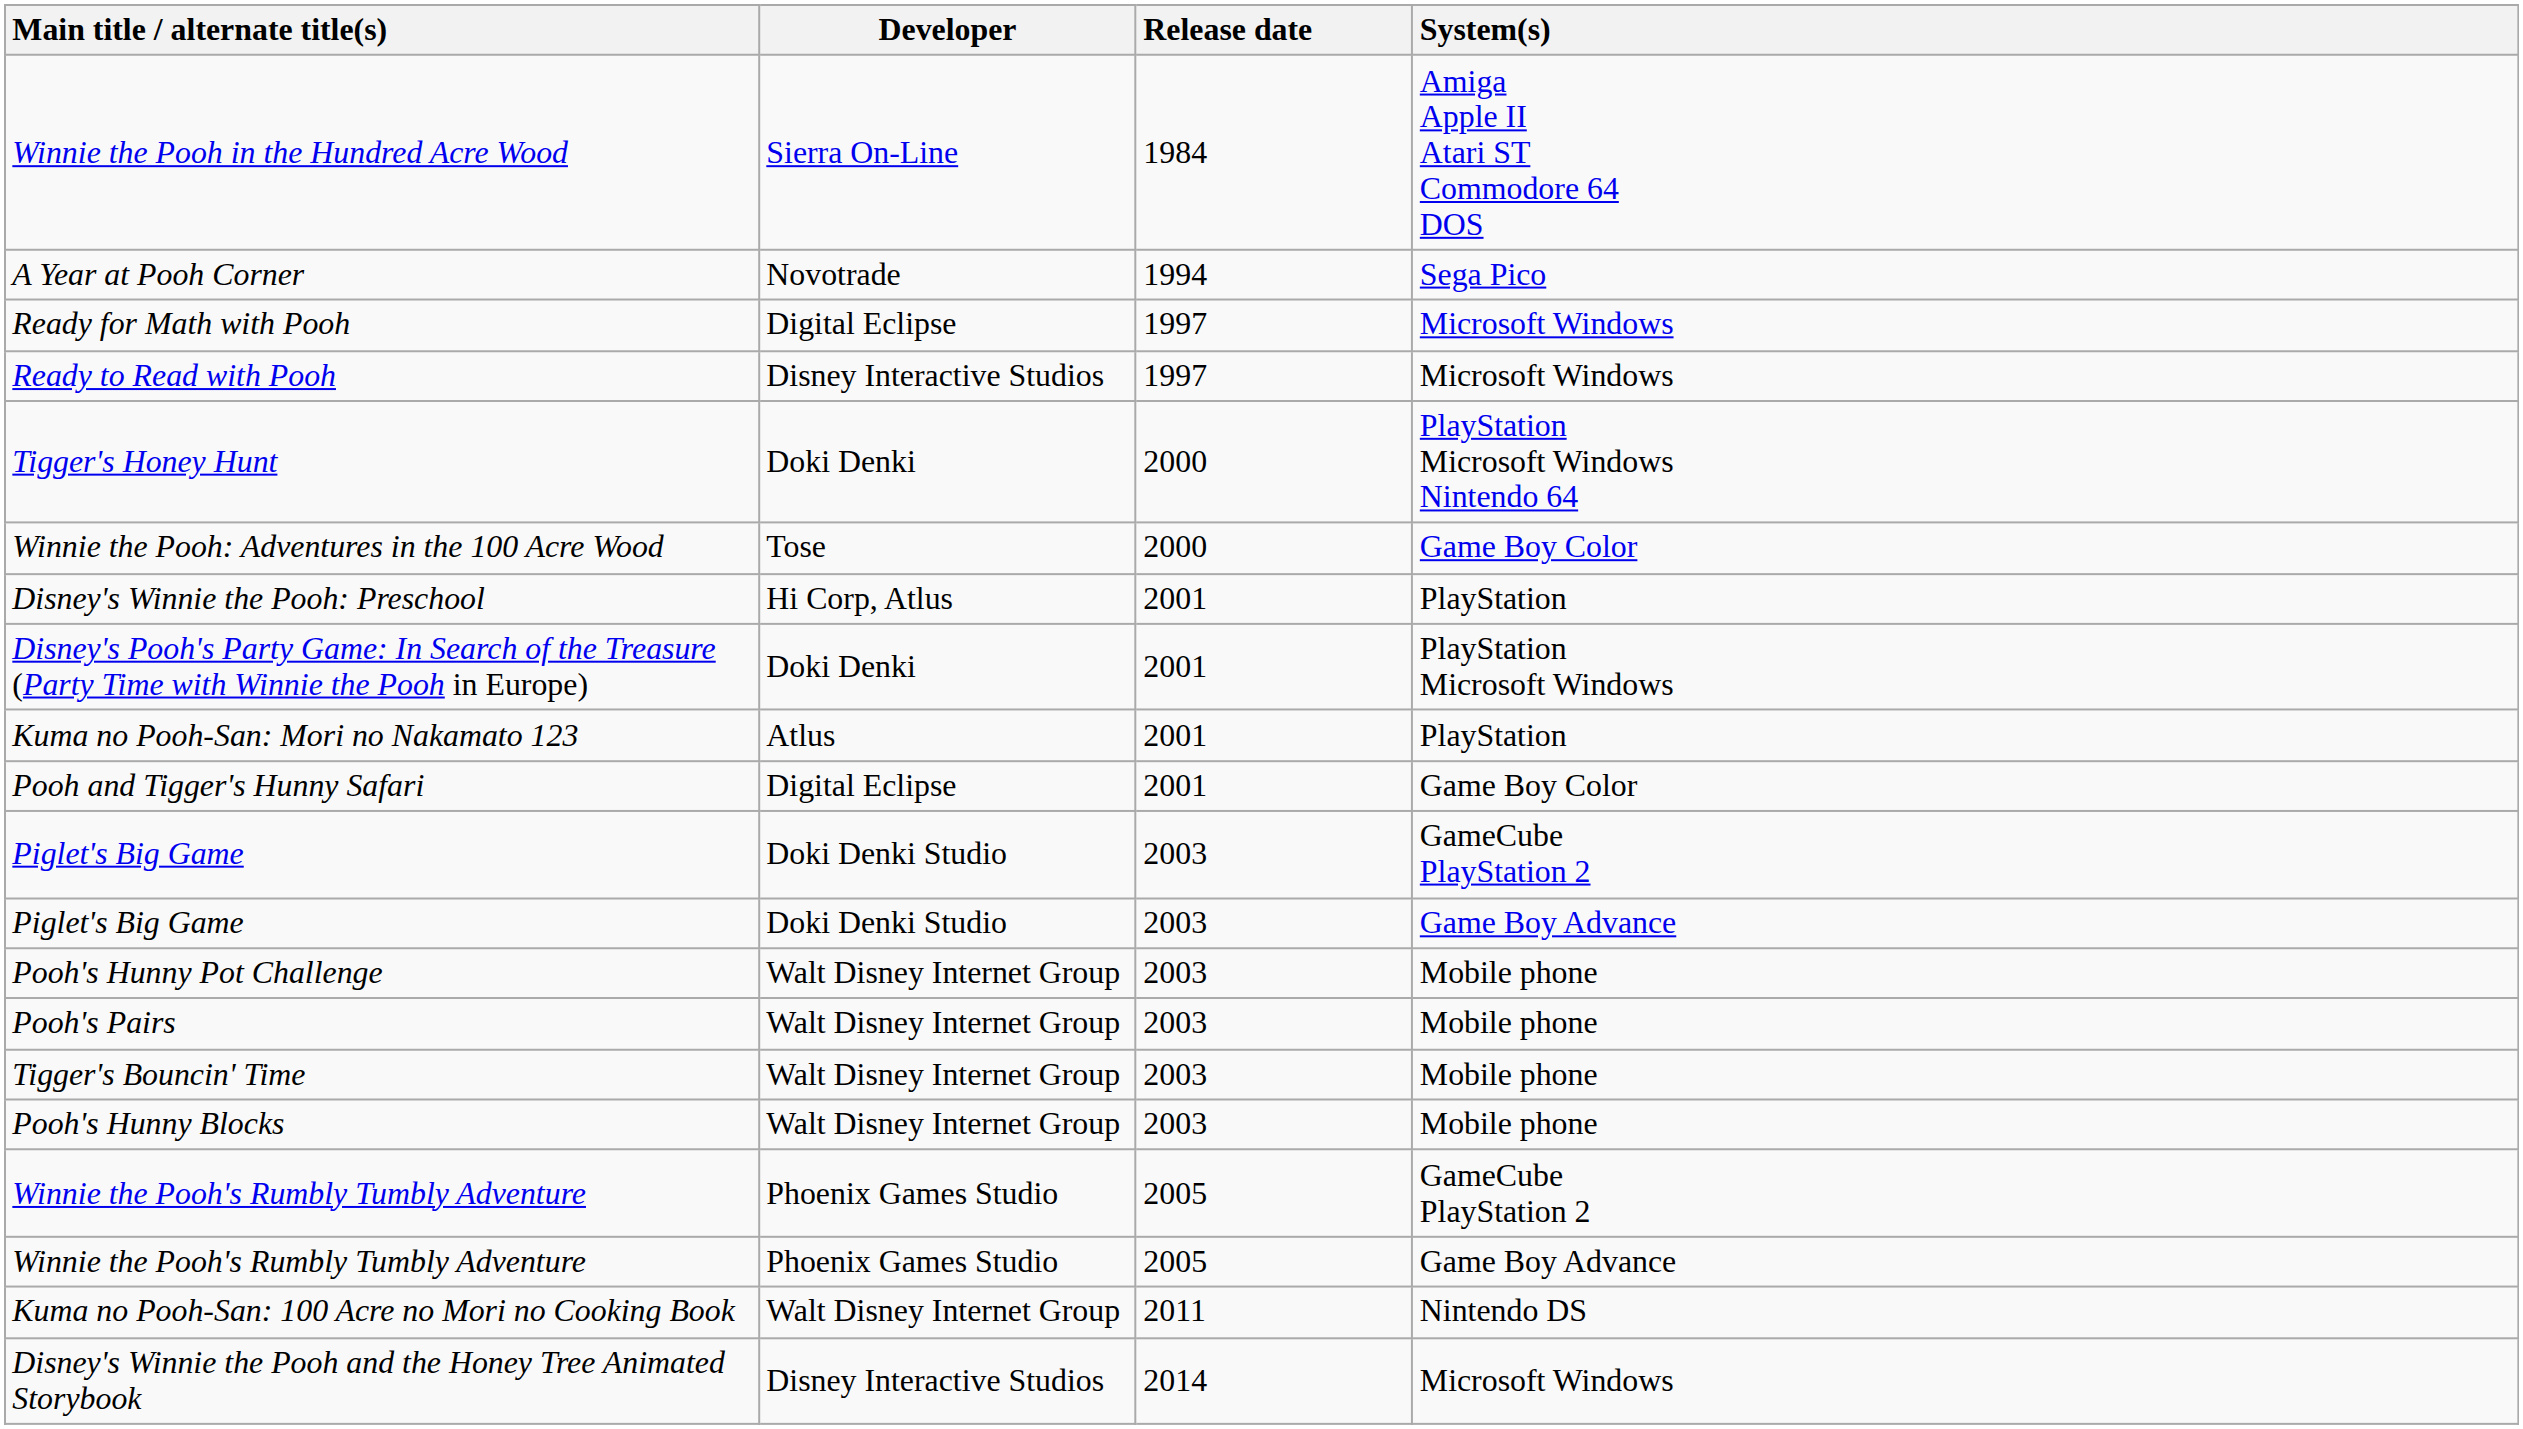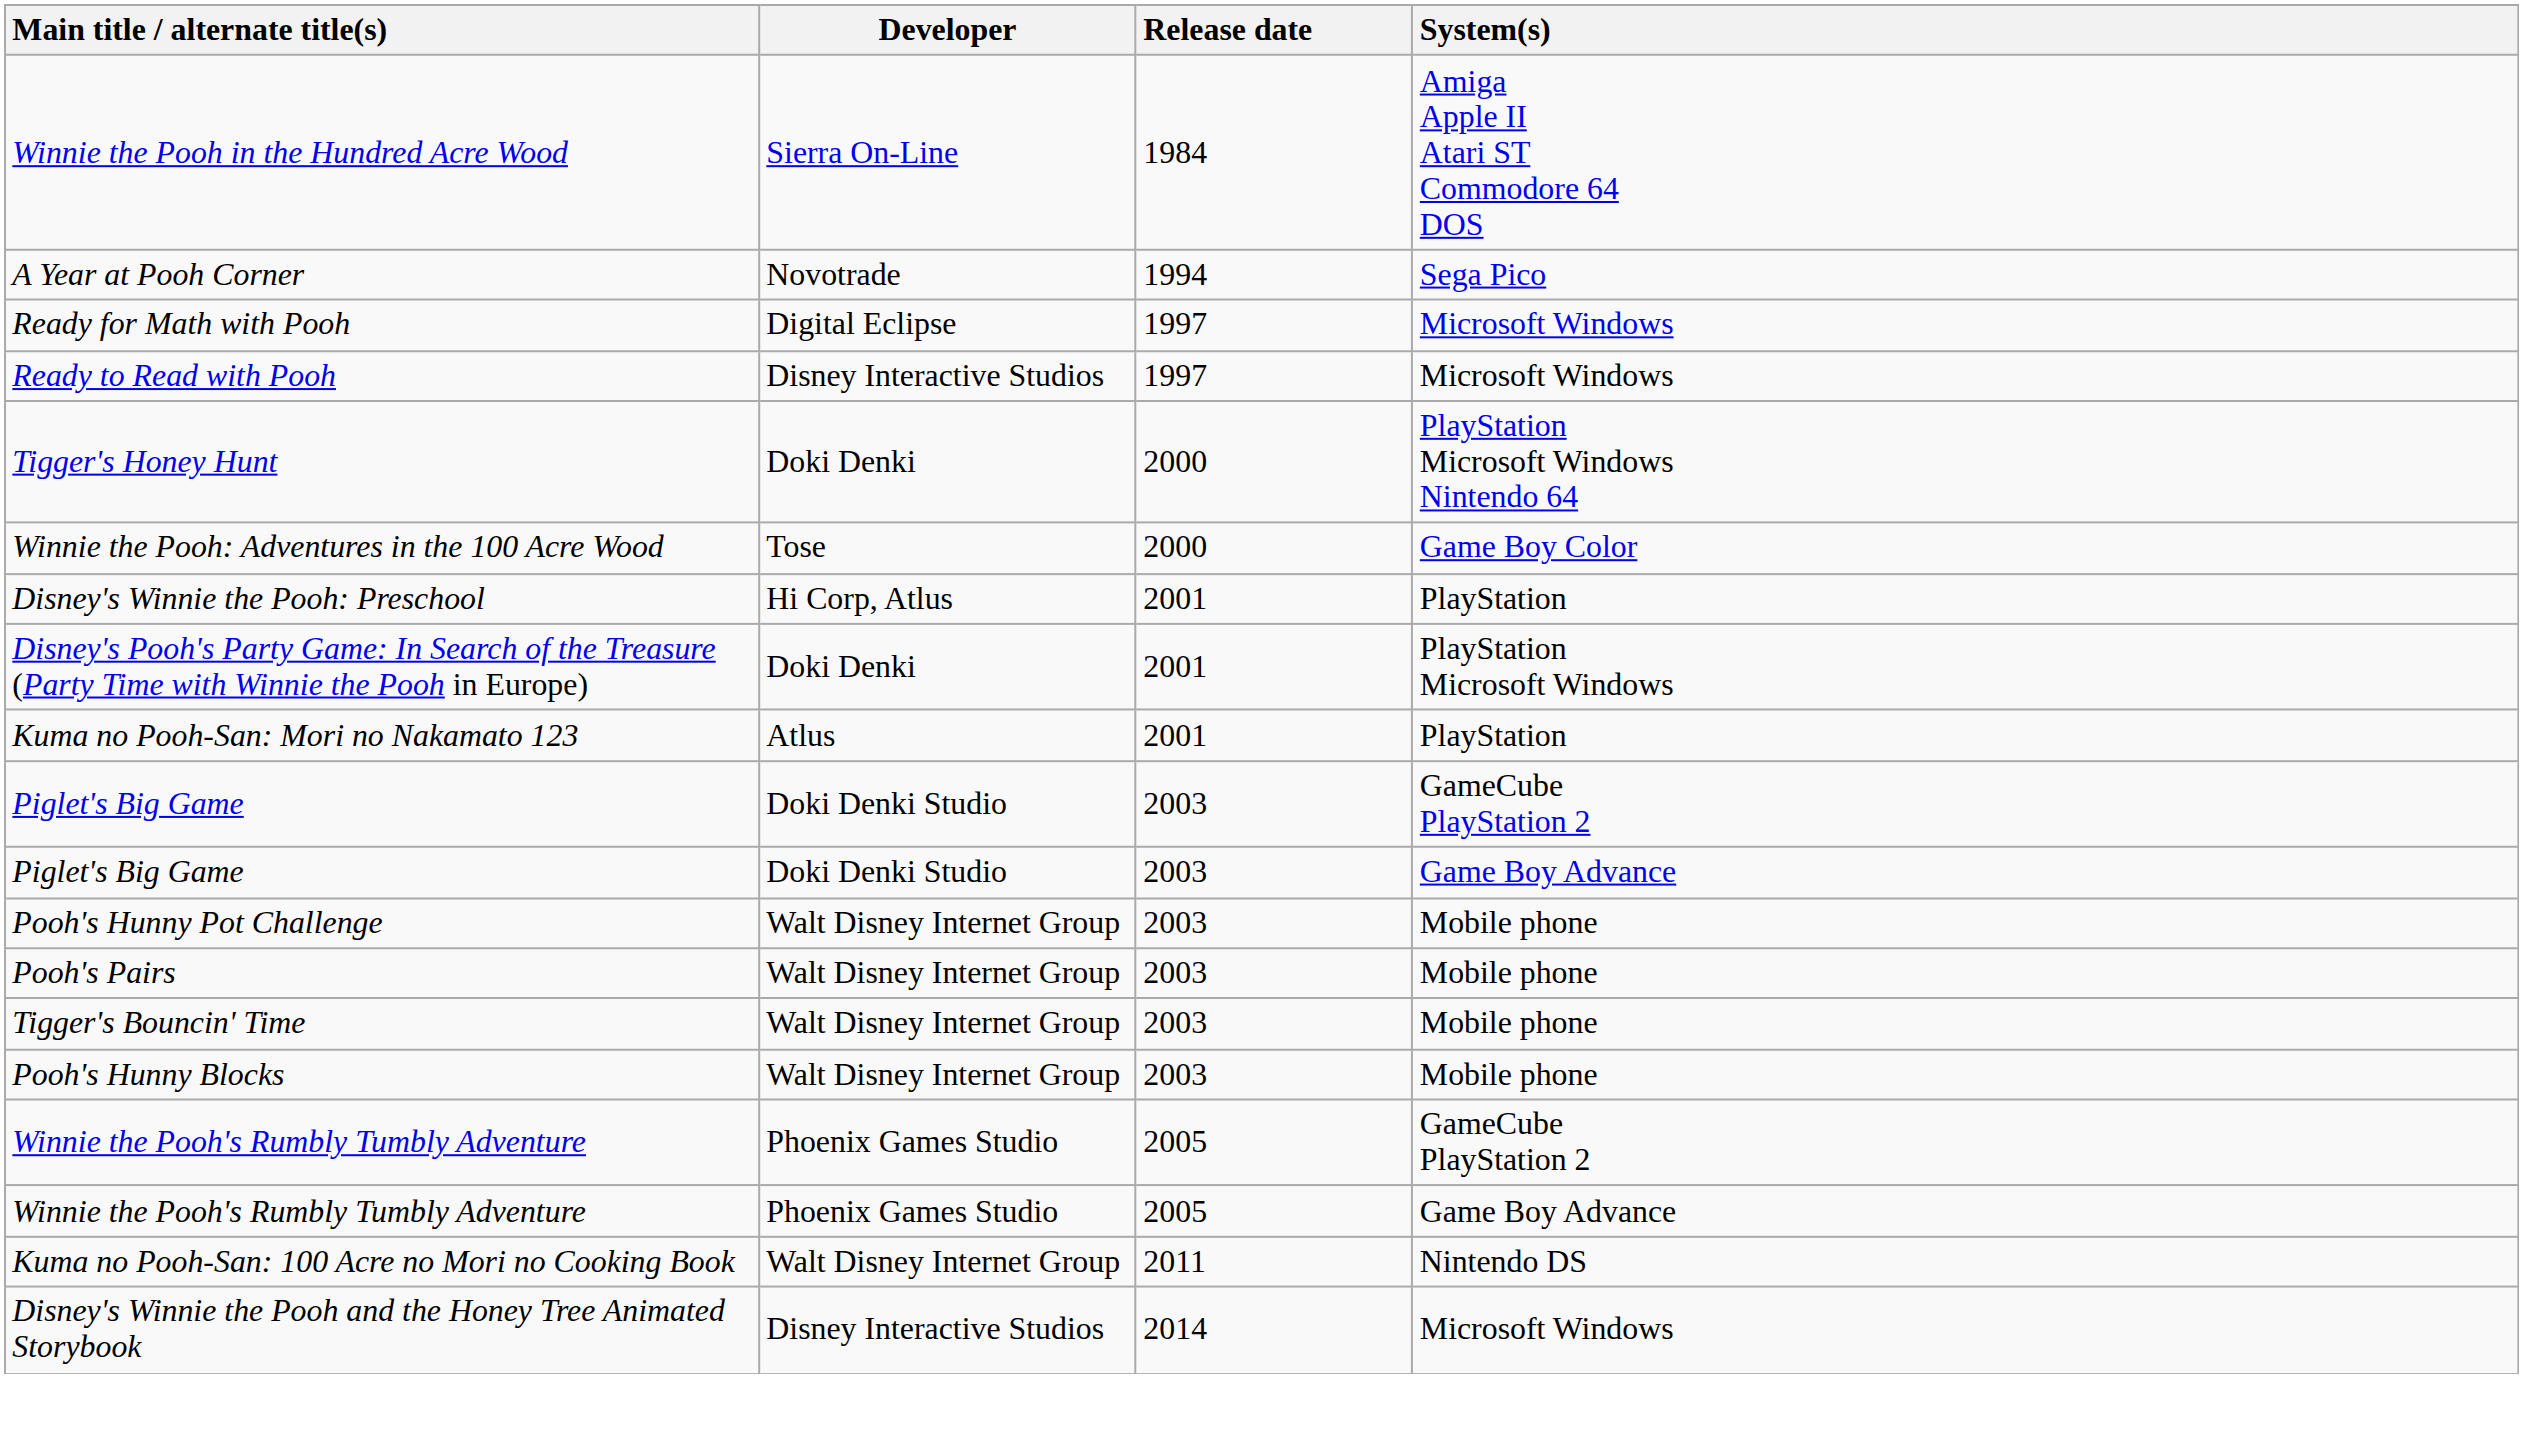- row: (218, 785)
